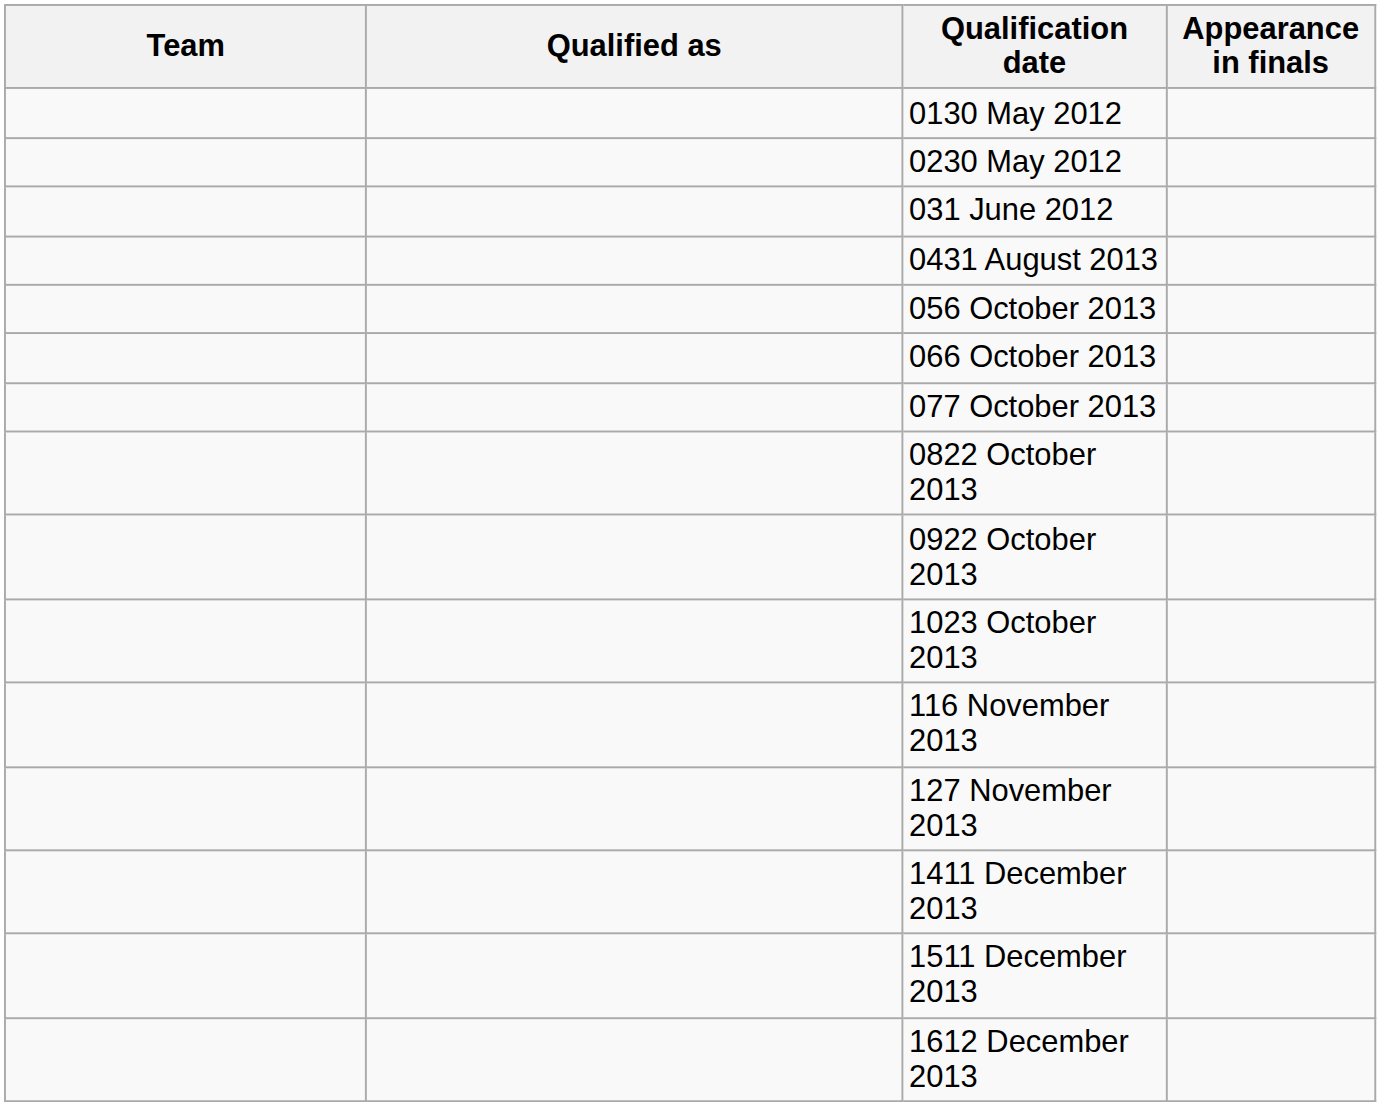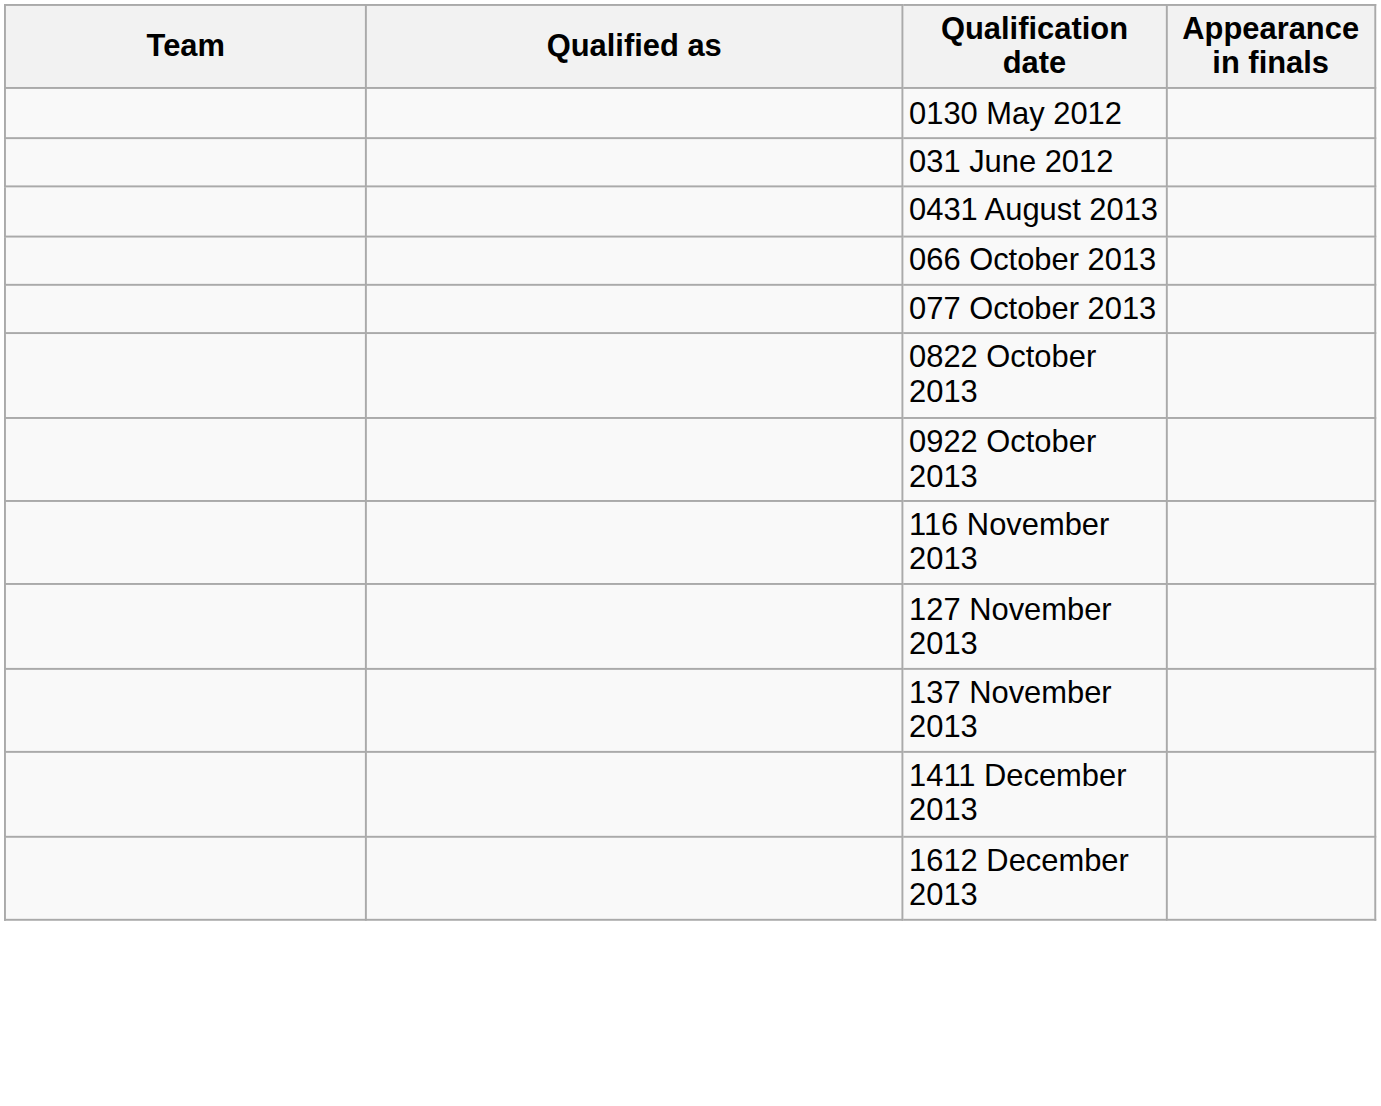- row: (1016, 161)
- row: (1033, 308)
- row: (1003, 640)
+ row: (1010, 709)
- row: (1018, 975)
